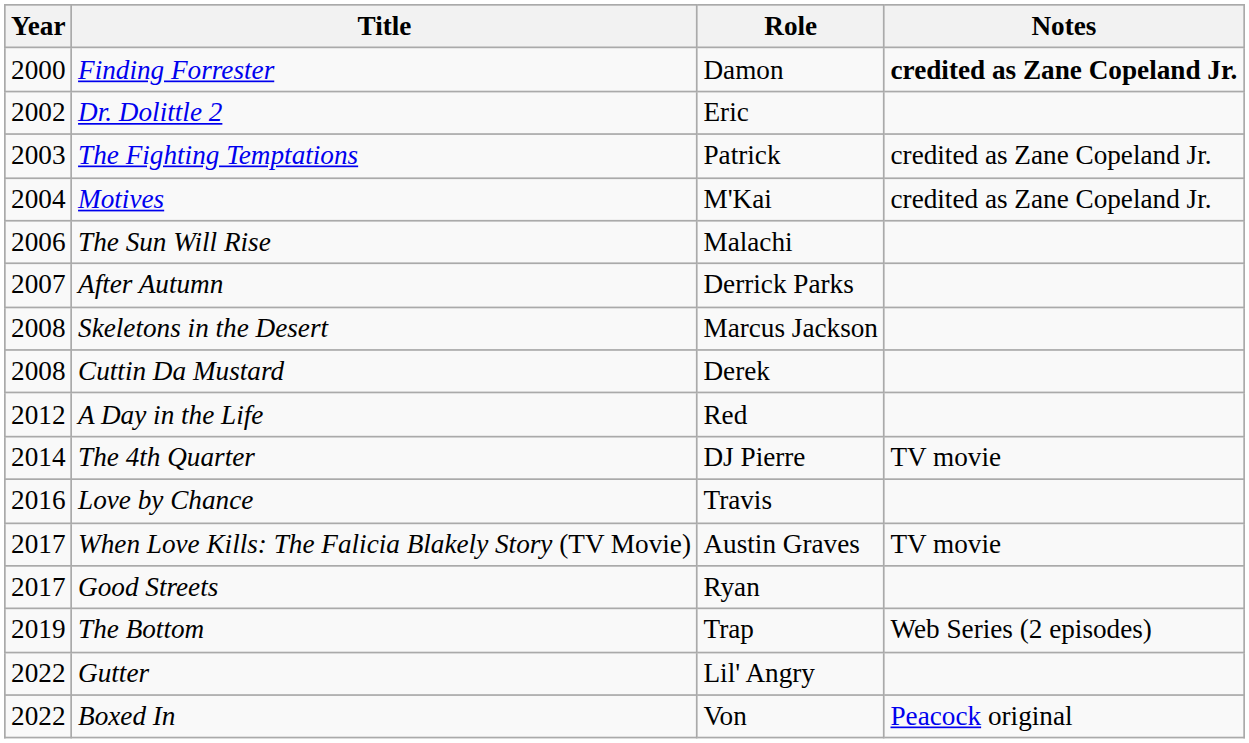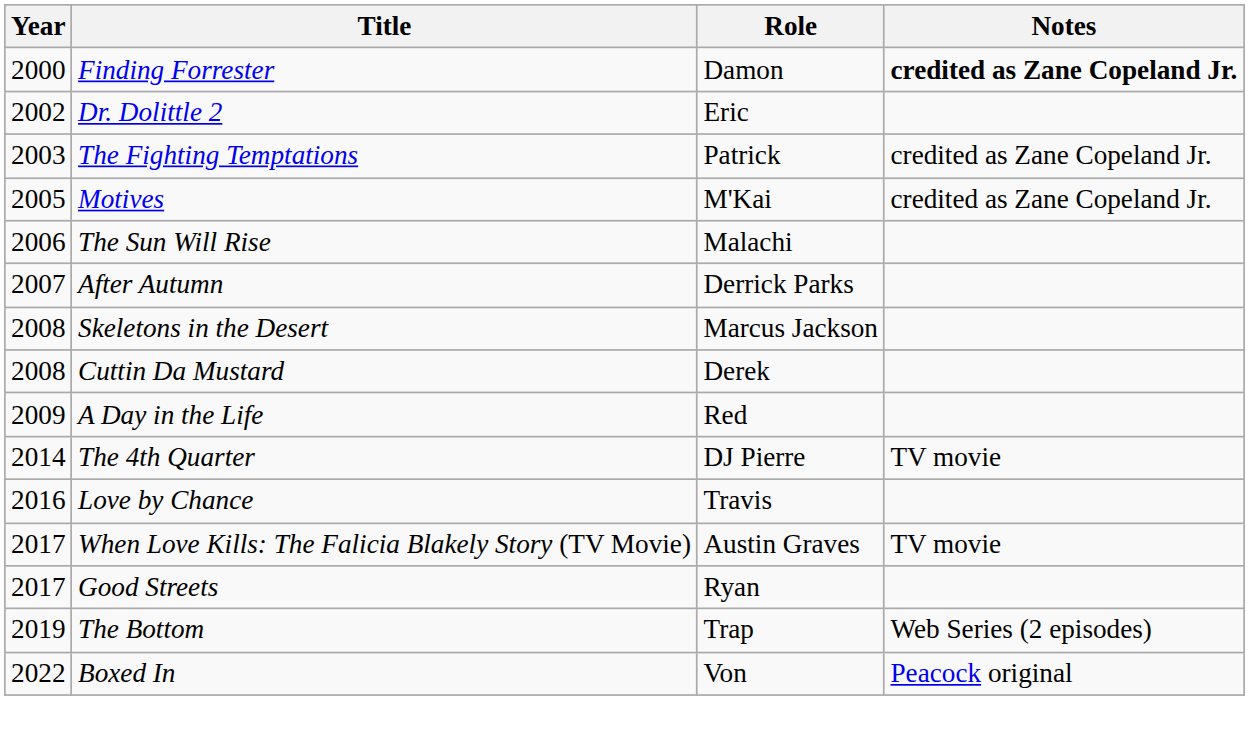(38, 198) 2004 -> (38, 198) 2005
(38, 414) 2012 -> (38, 414) 2009
- row: (114, 673)
